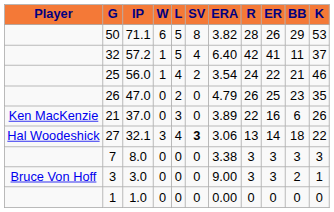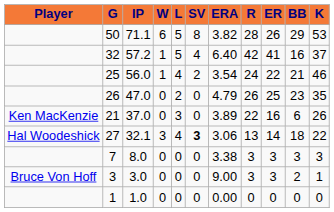(297, 55) 11 -> (297, 55) 16
